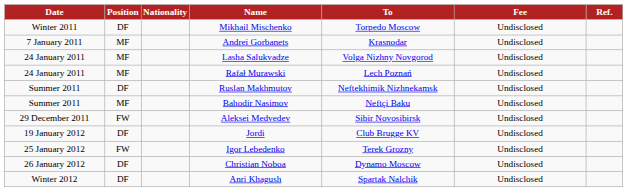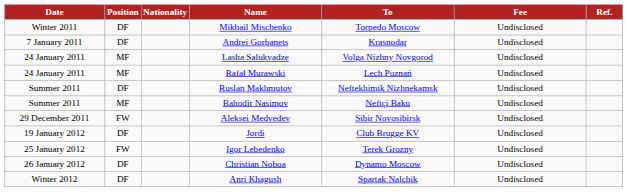(123, 42) MF -> (123, 42) DF
